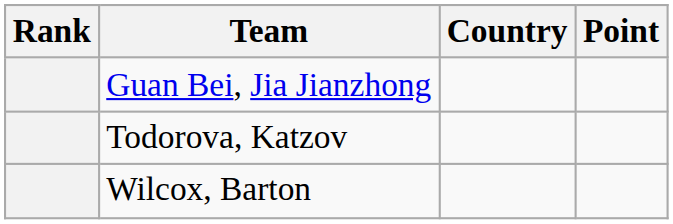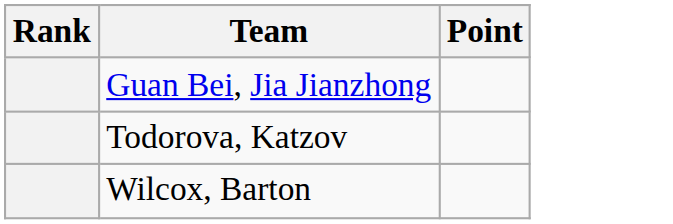- column: (507, 31)
